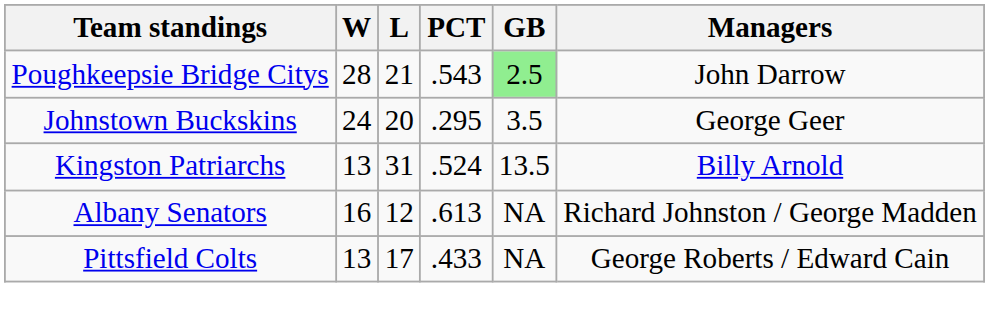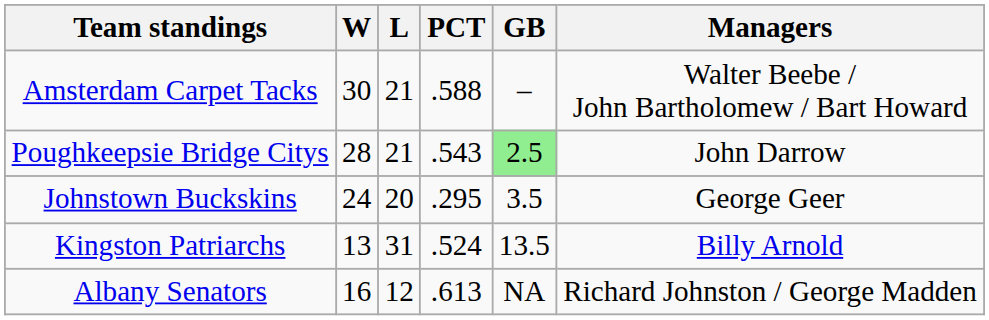+ row: (170, 90)
- row: (170, 258)
